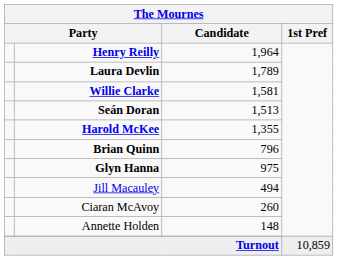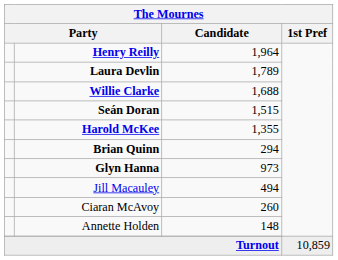(265, 91) 1,581 -> (265, 91) 1,688
(265, 110) 1,513 -> (265, 110) 1,515
(270, 149) 796 -> (270, 149) 294
(270, 168) 975 -> (270, 168) 973
